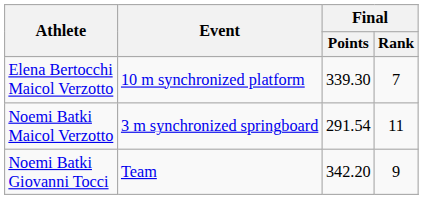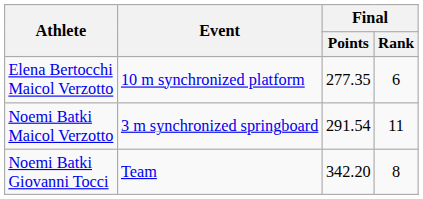(348, 80) 339.30 -> (348, 80) 277.35
(396, 80) 7 -> (396, 80) 6
(396, 172) 9 -> (396, 172) 8
